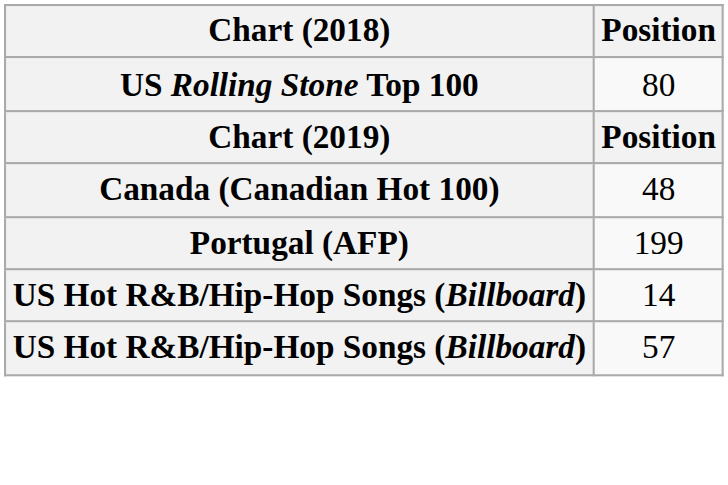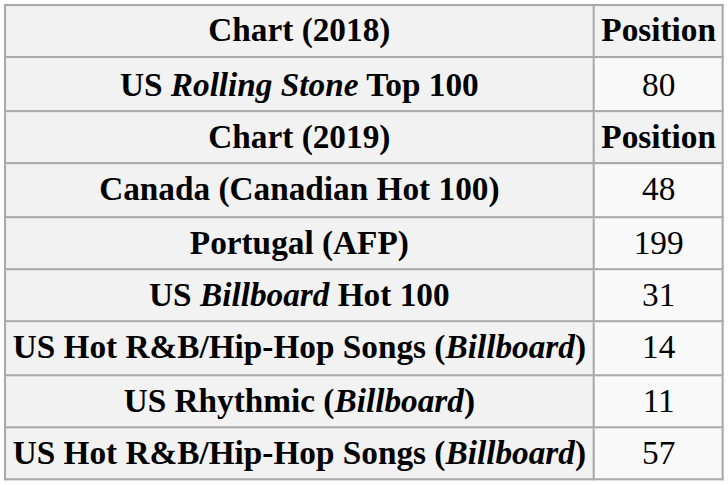+ row: (659, 294)
+ row: (659, 400)
